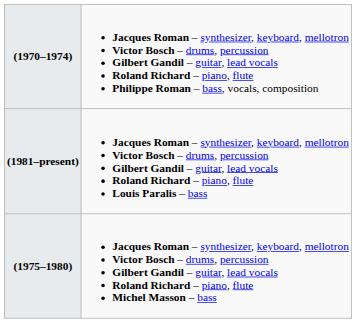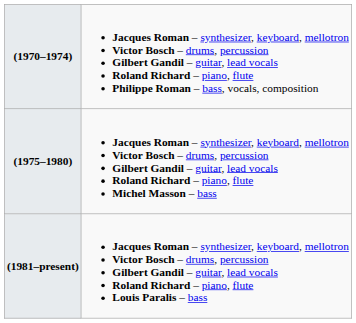rows swapped: (43, 266) <-> (43, 161)
